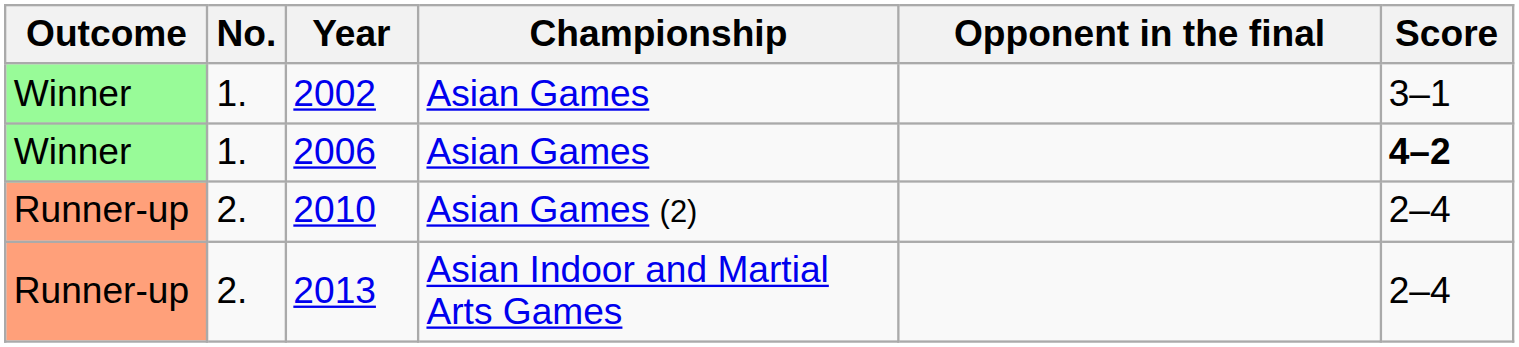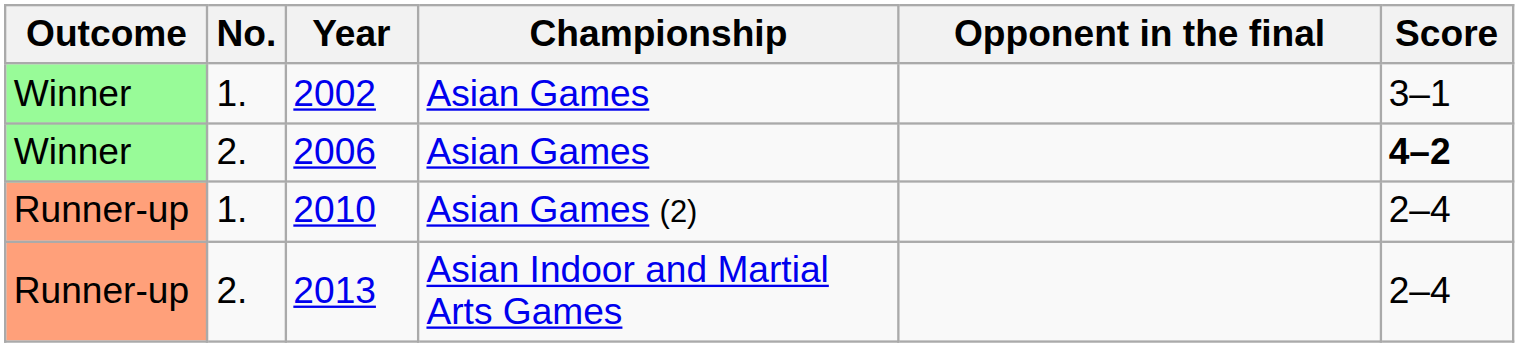(232, 151) 1. -> (232, 151) 2.
(232, 210) 2. -> (232, 210) 1.
